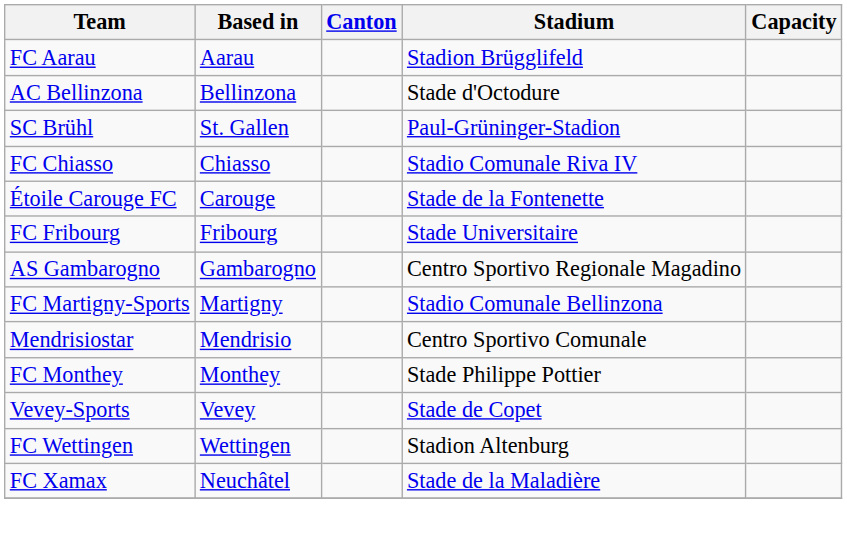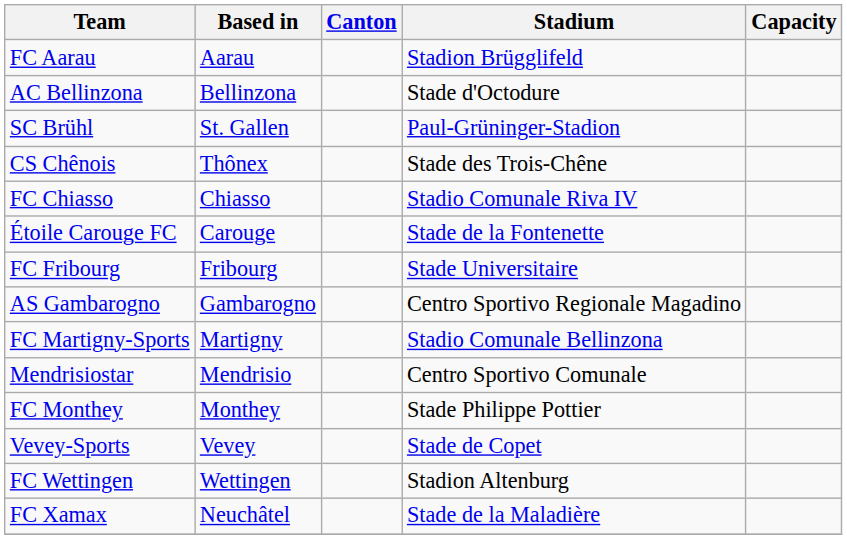+ row: (63, 163)
